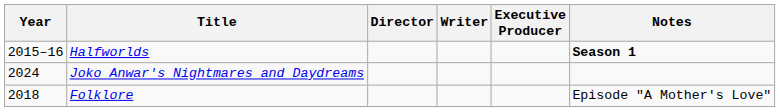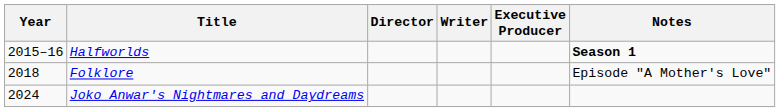rows swapped: (102, 95) <-> (217, 74)
